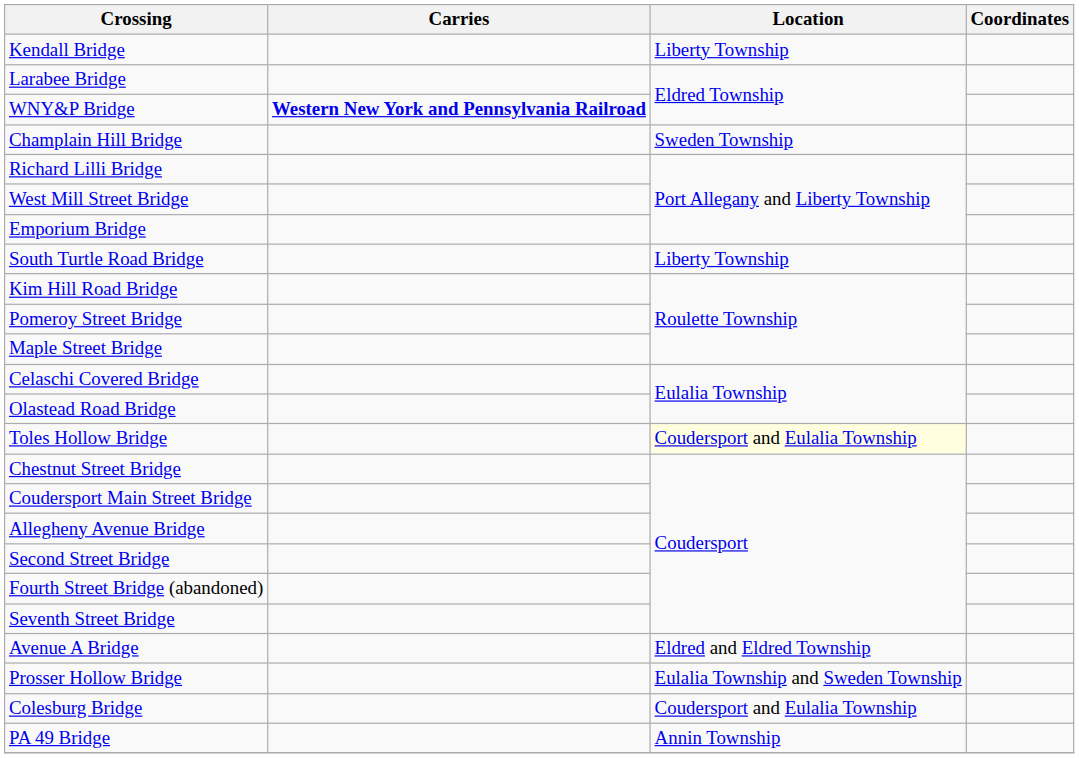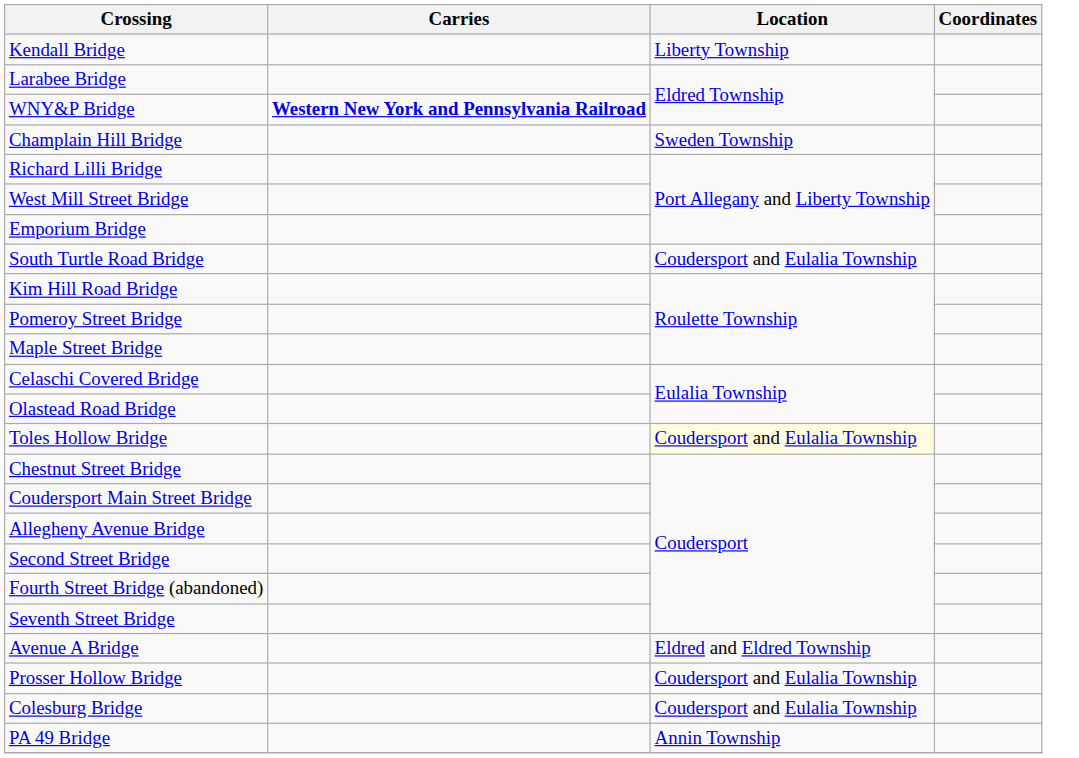(722, 259) Liberty Township -> (786, 259) Coudersport and Eulalia Township
(808, 678) Eulalia Township and Sweden Township -> (786, 678) Coudersport and Eulalia Township
